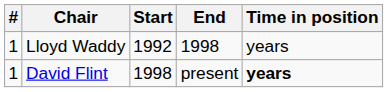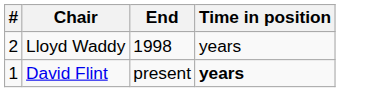- column: (153, 18)
(13, 45) 1 -> (13, 45) 2
